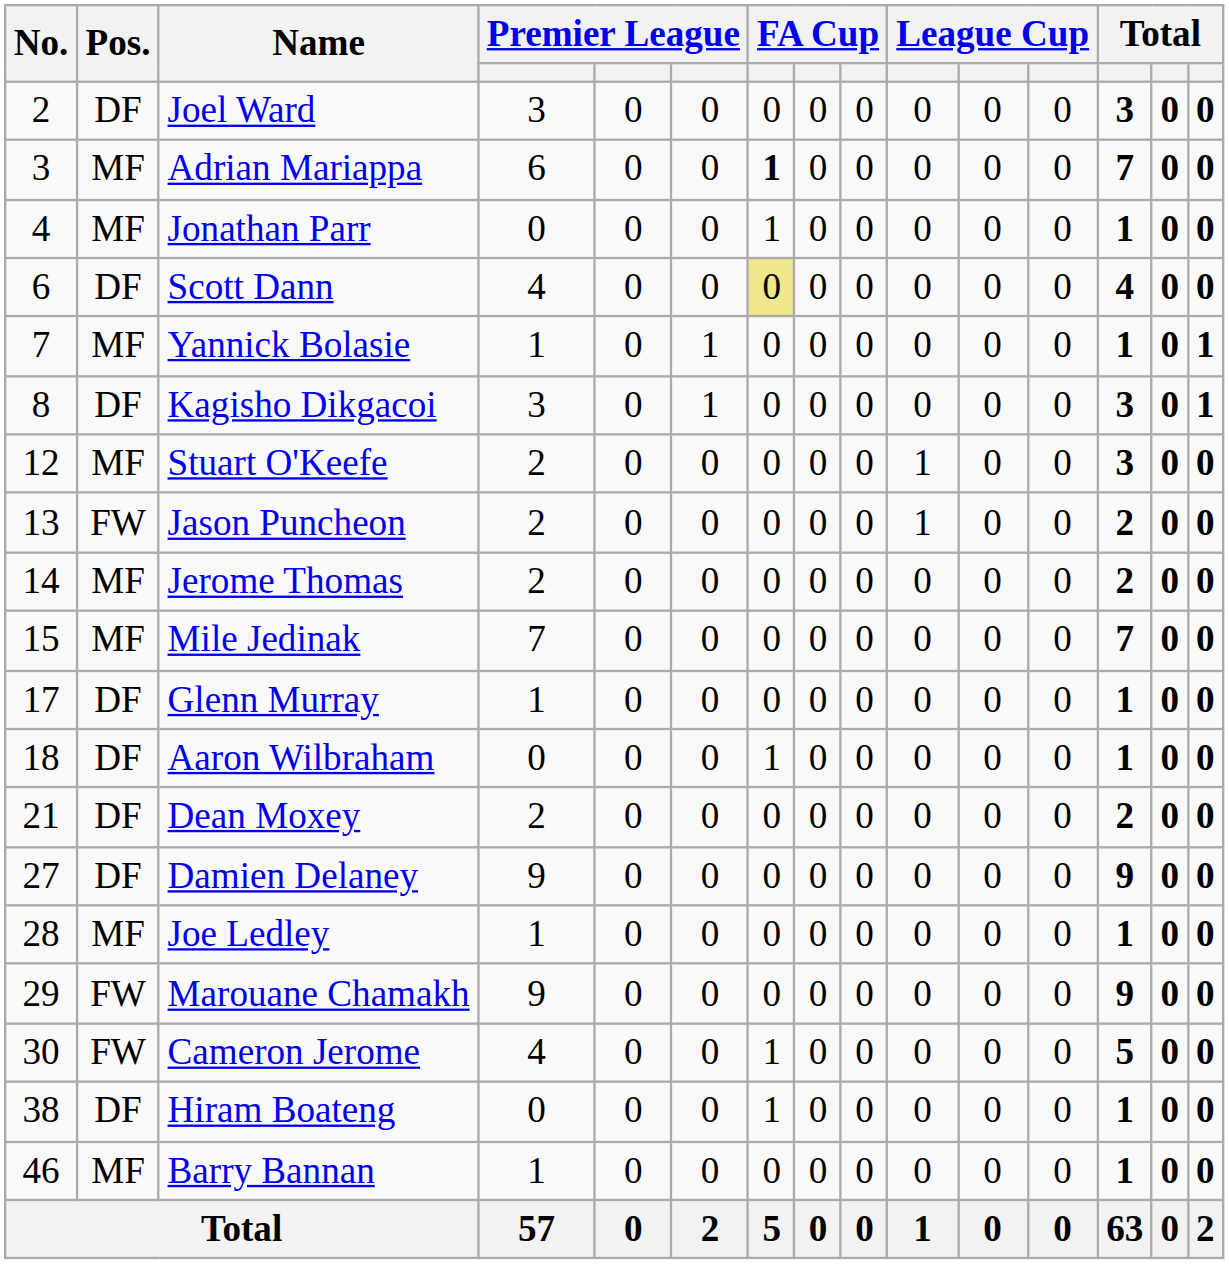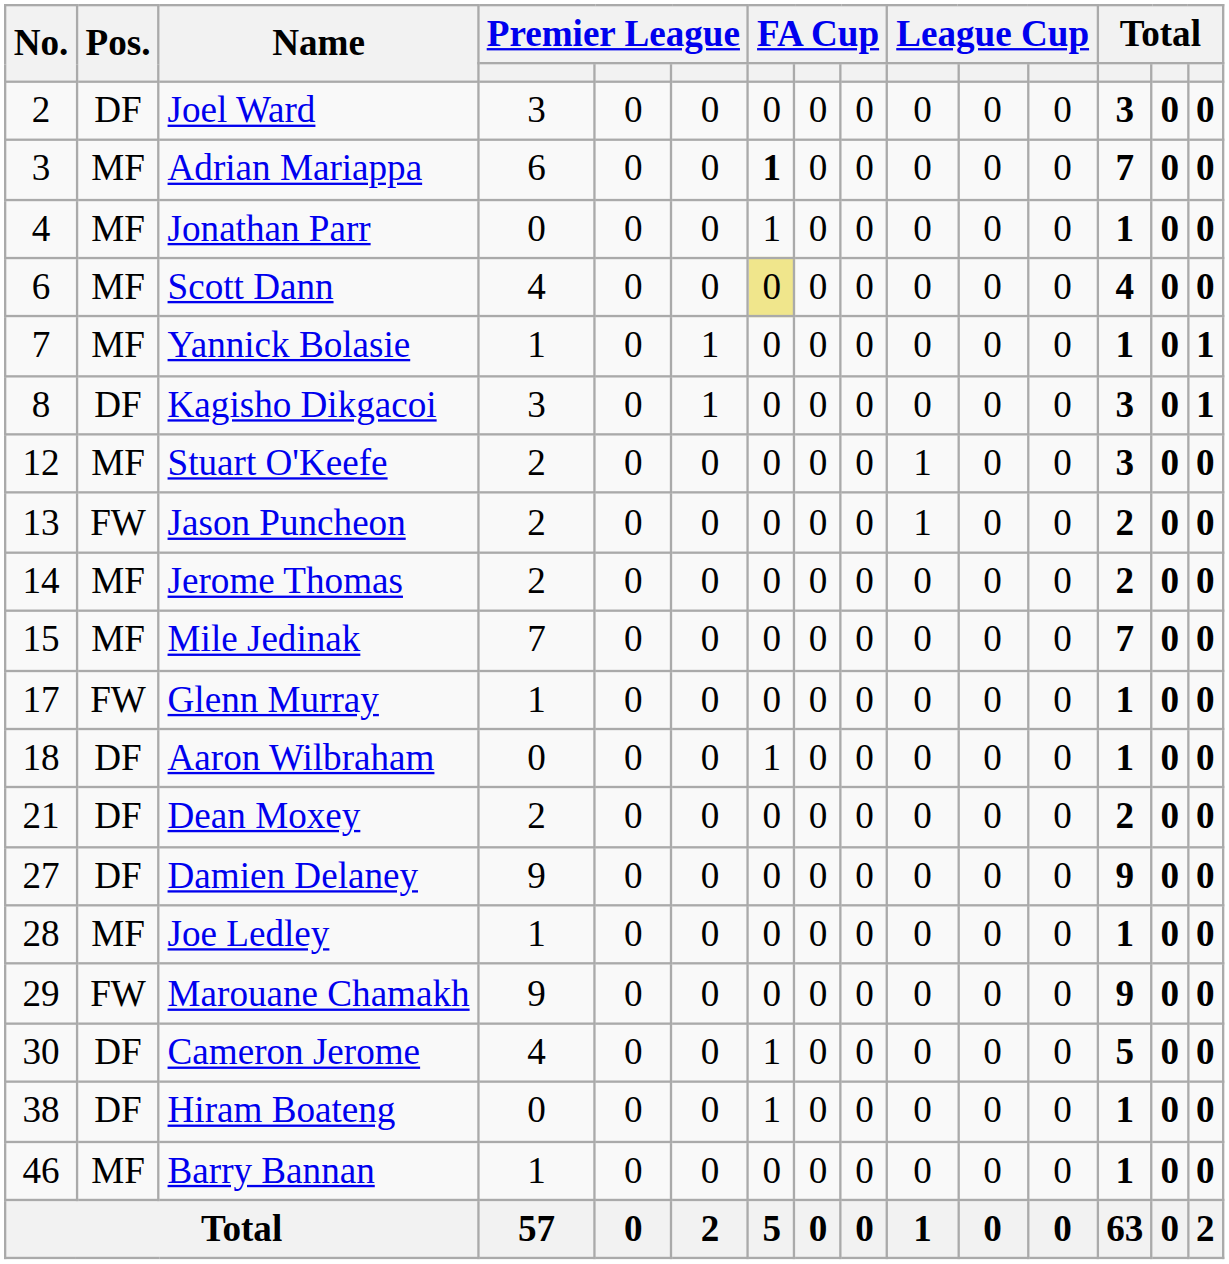(118, 286) DF -> (118, 286) MF
(118, 698) DF -> (118, 698) FW
(118, 1051) FW -> (118, 1051) DF
